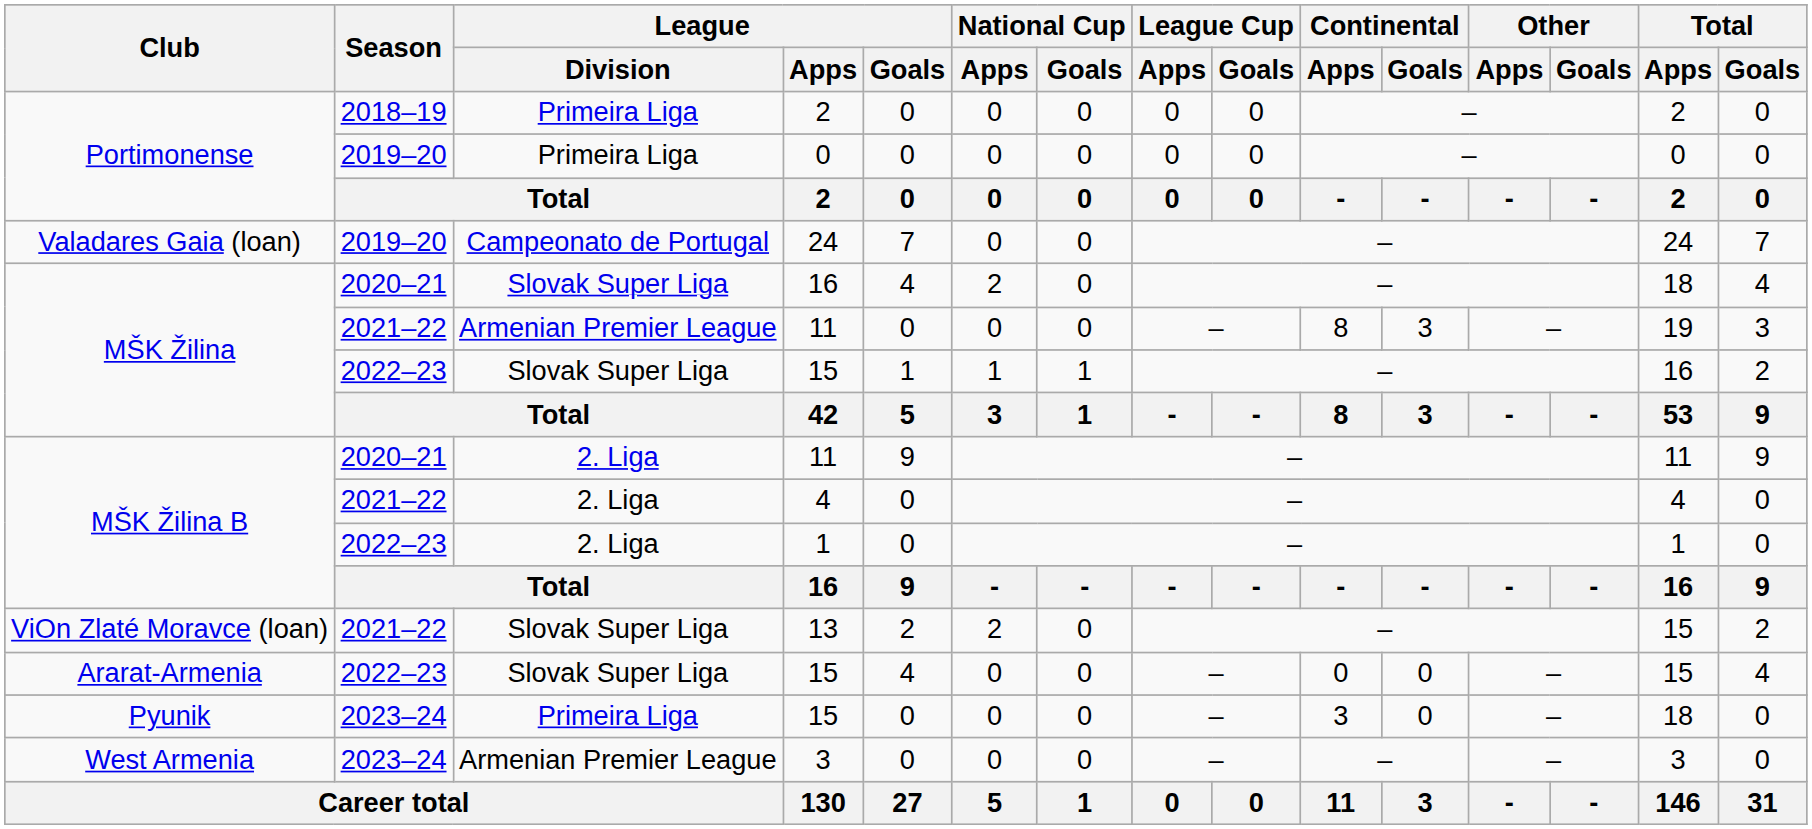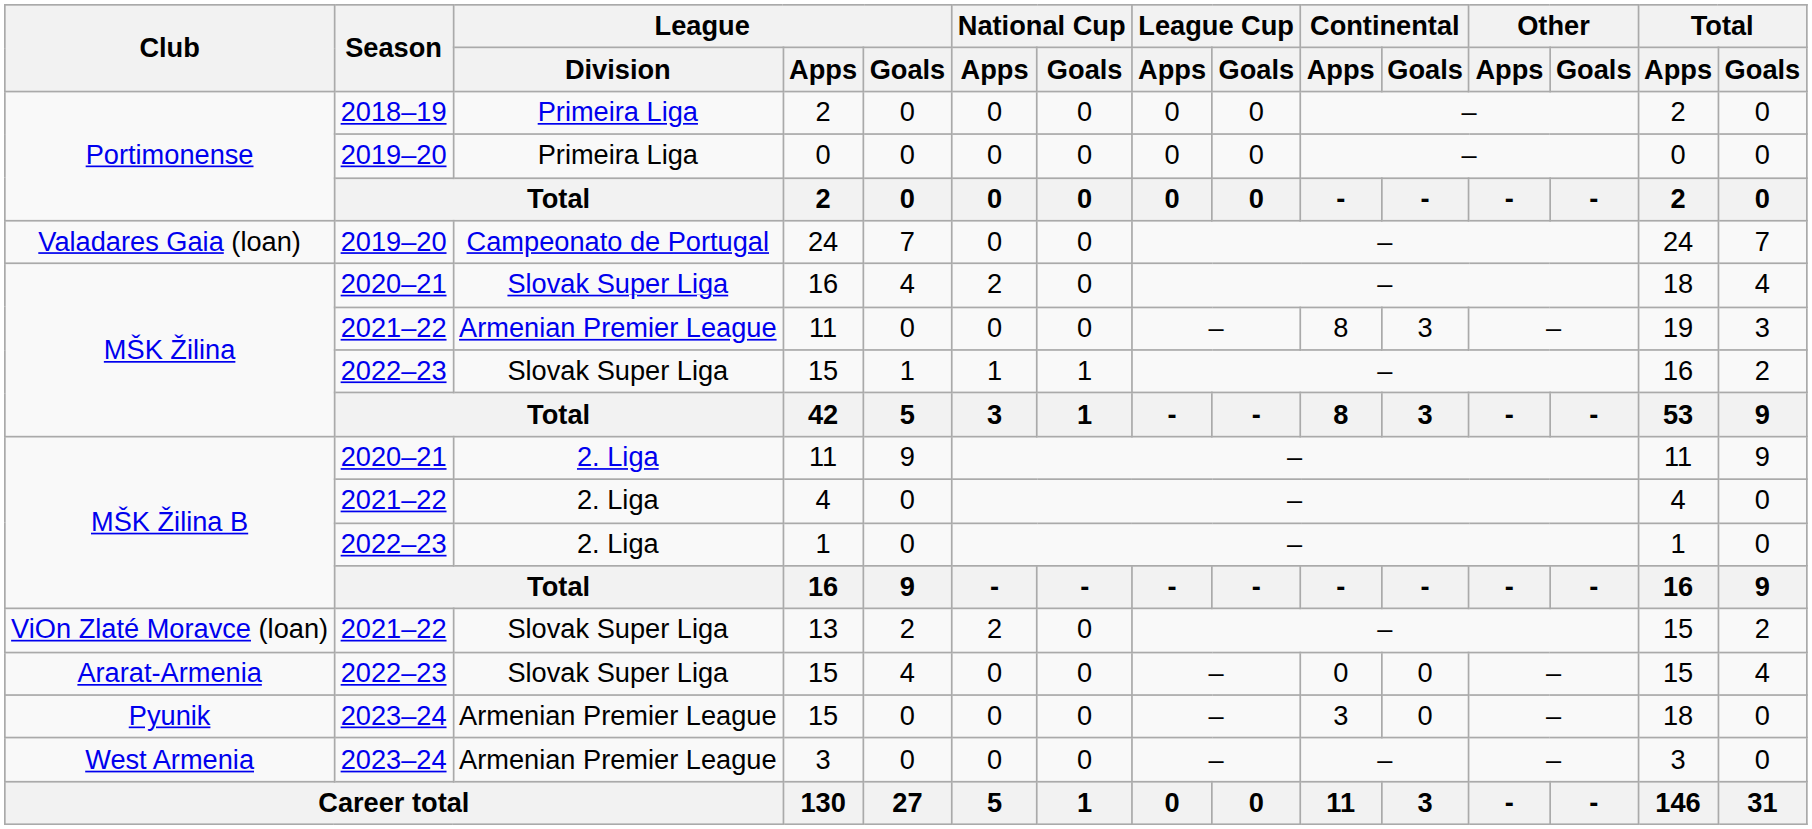(618, 716) Primeira Liga -> (618, 716) Armenian Premier League
